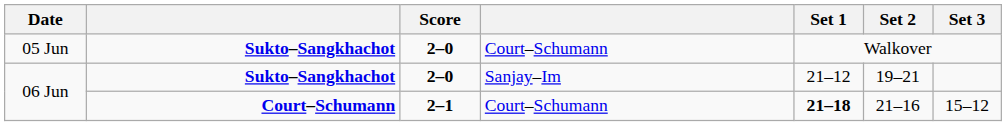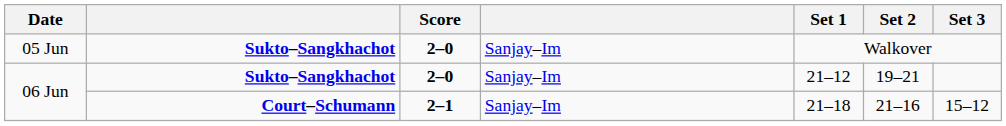(546, 48) Court–Schumann -> (523, 48) Sanjay–Im
(546, 106) Court–Schumann -> (523, 106) Sanjay–Im
(829, 106) bold -> (829, 106) normal
